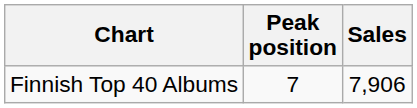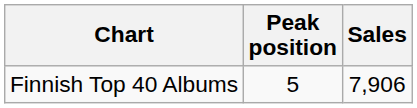(293, 84) 7 -> (293, 84) 5
